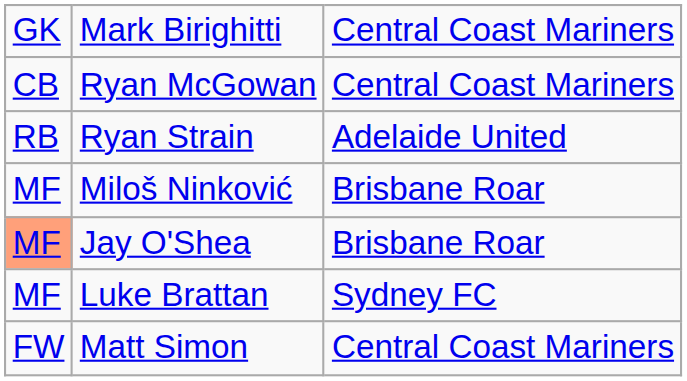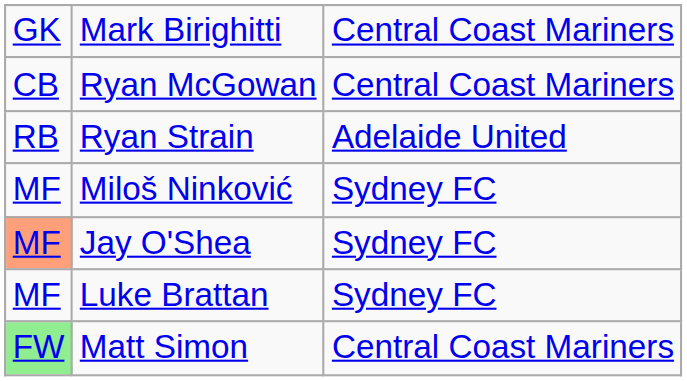(438, 189) Brisbane Roar -> (414, 189) Sydney FC
(438, 242) Brisbane Roar -> (414, 242) Sydney FC
(39, 347) no background -> (39, 347) lightgreen background
